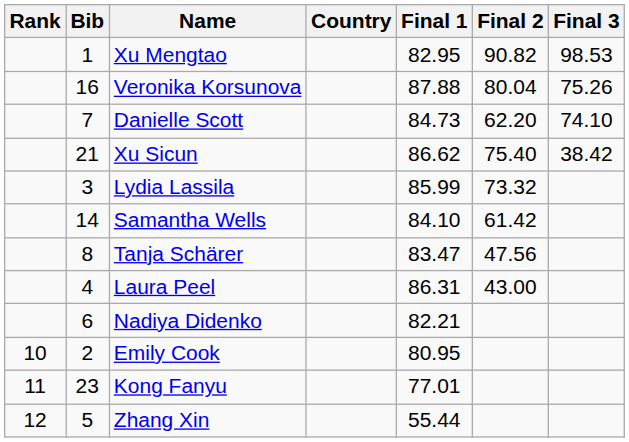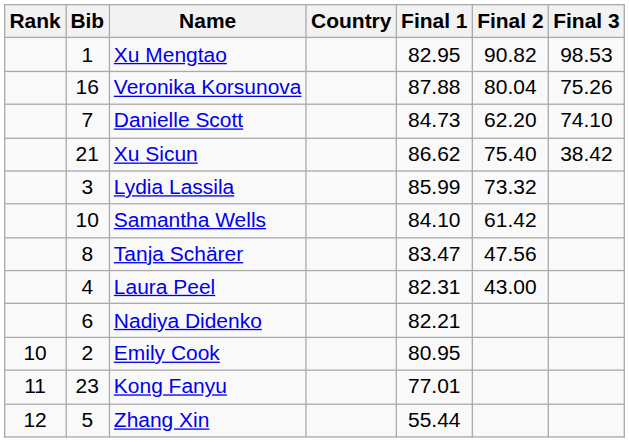(87, 220) 14 -> (87, 220) 10
(434, 287) 86.31 -> (434, 287) 82.31
